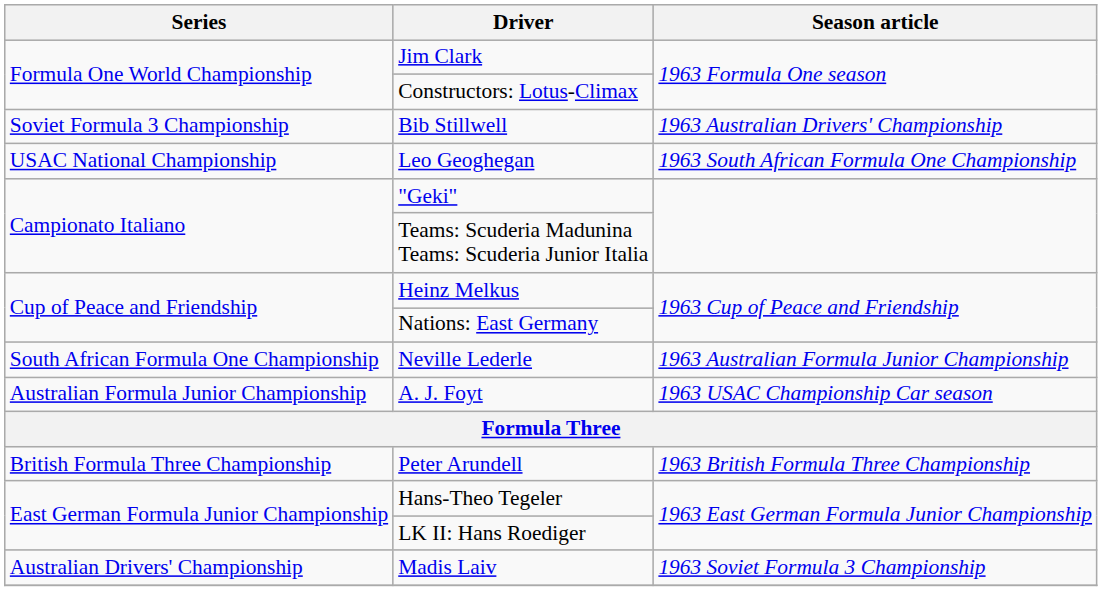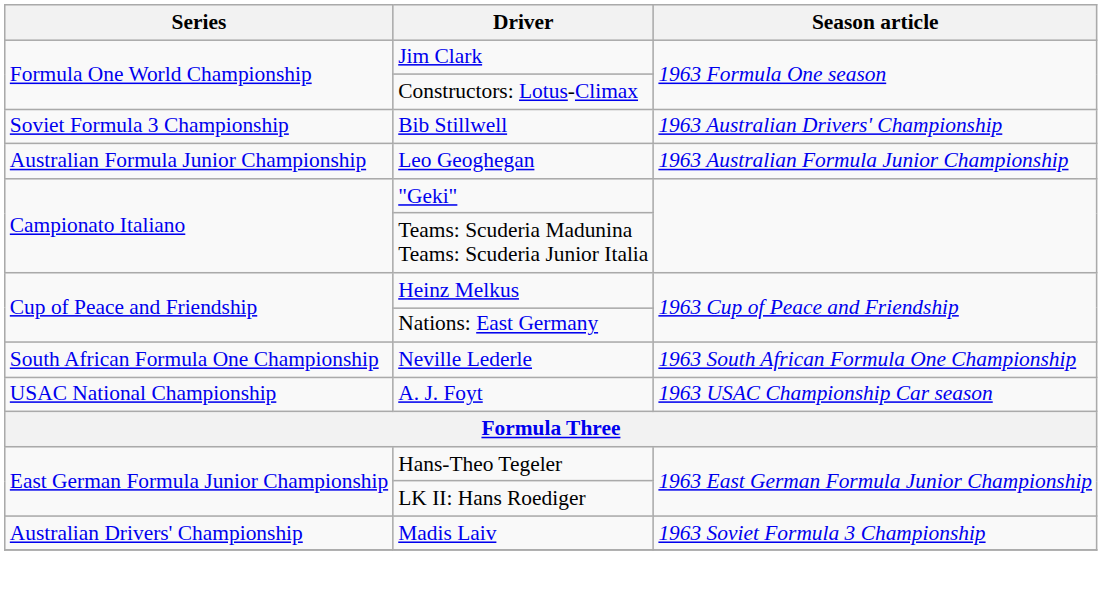(143, 160) USAC National Championship -> (188, 160) Australian Formula Junior Championship
(867, 160) 1963 South African Formula One Championship -> (863, 160) 1963 Australian Formula Junior Championship
(863, 359) 1963 Australian Formula Junior Championship -> (867, 359) 1963 South African Formula One Championship
(188, 393) Australian Formula Junior Championship -> (143, 393) USAC National Championship
- row: (460, 463)
